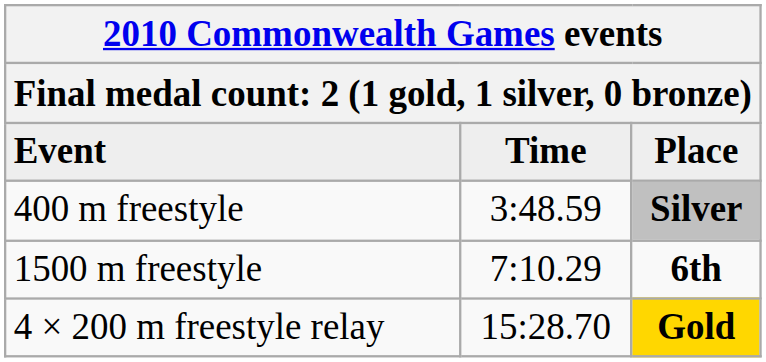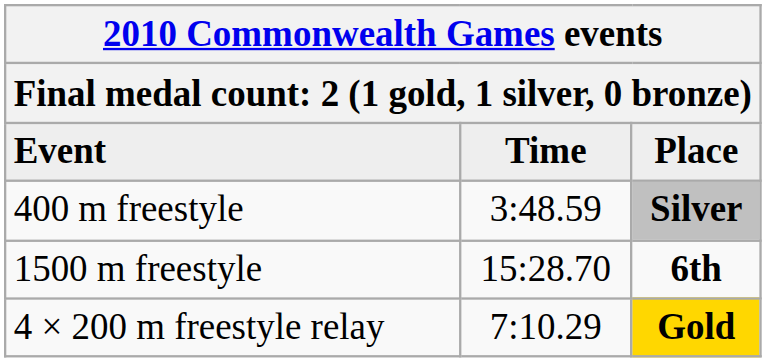(546, 268) 7:10.29 -> (546, 268) 15:28.70
(546, 326) 15:28.70 -> (546, 326) 7:10.29
